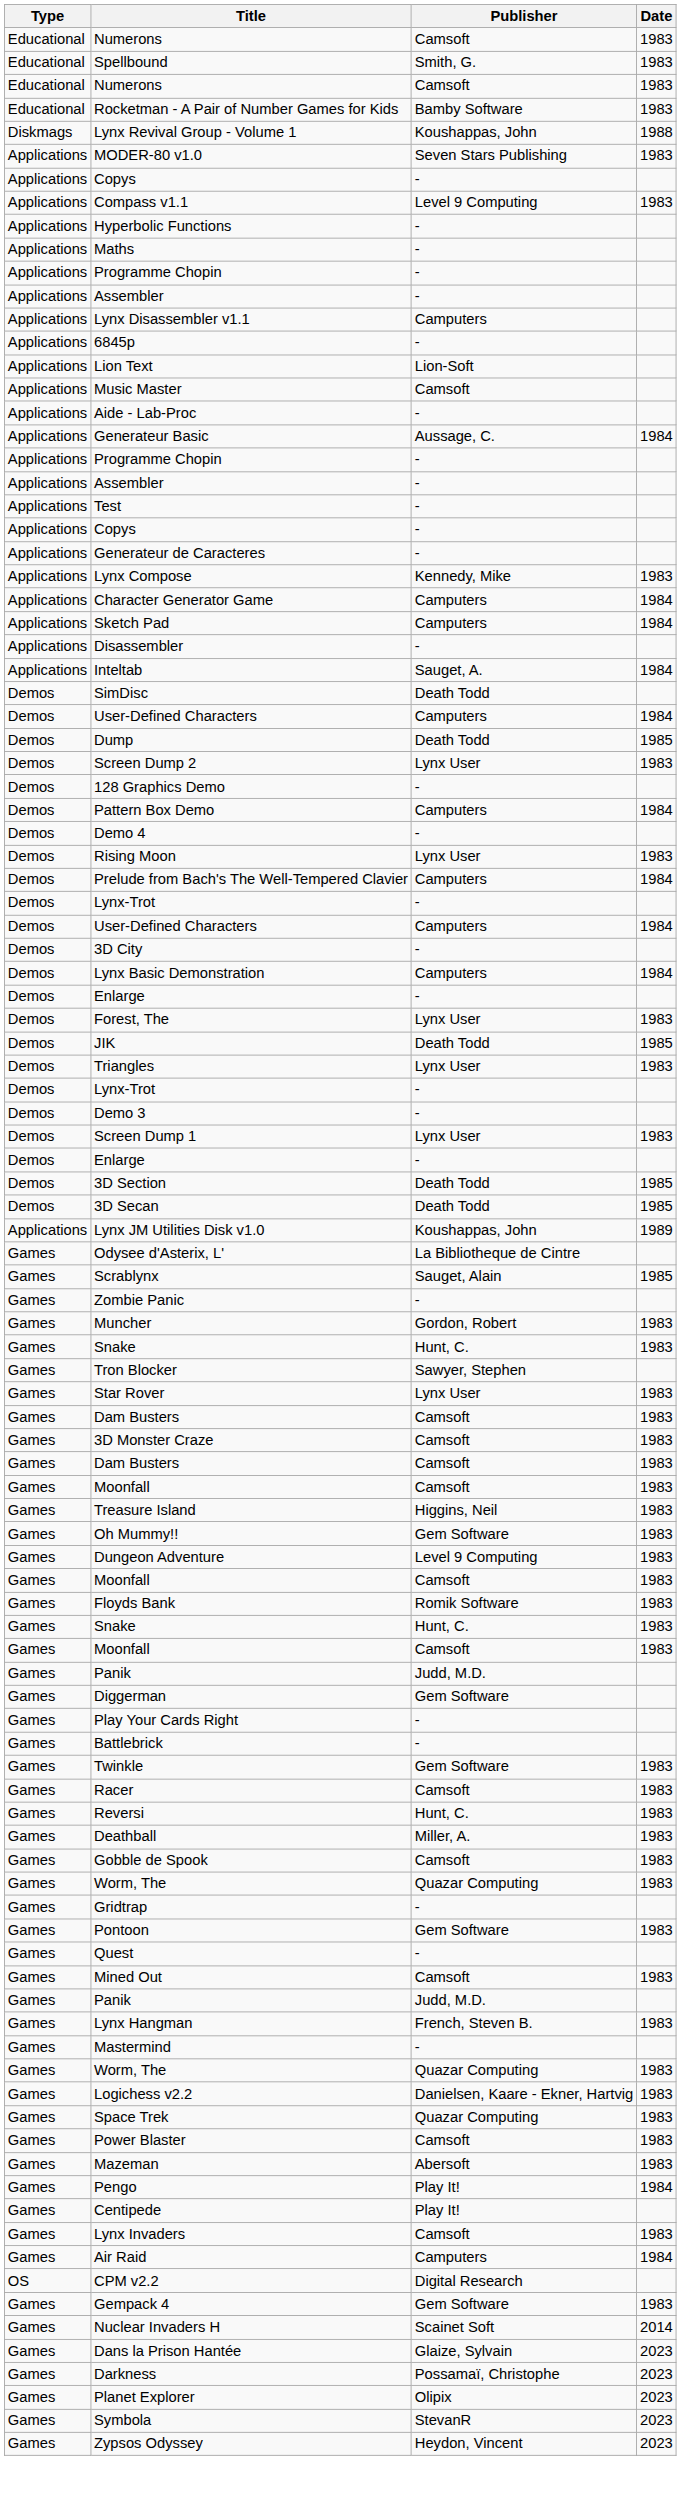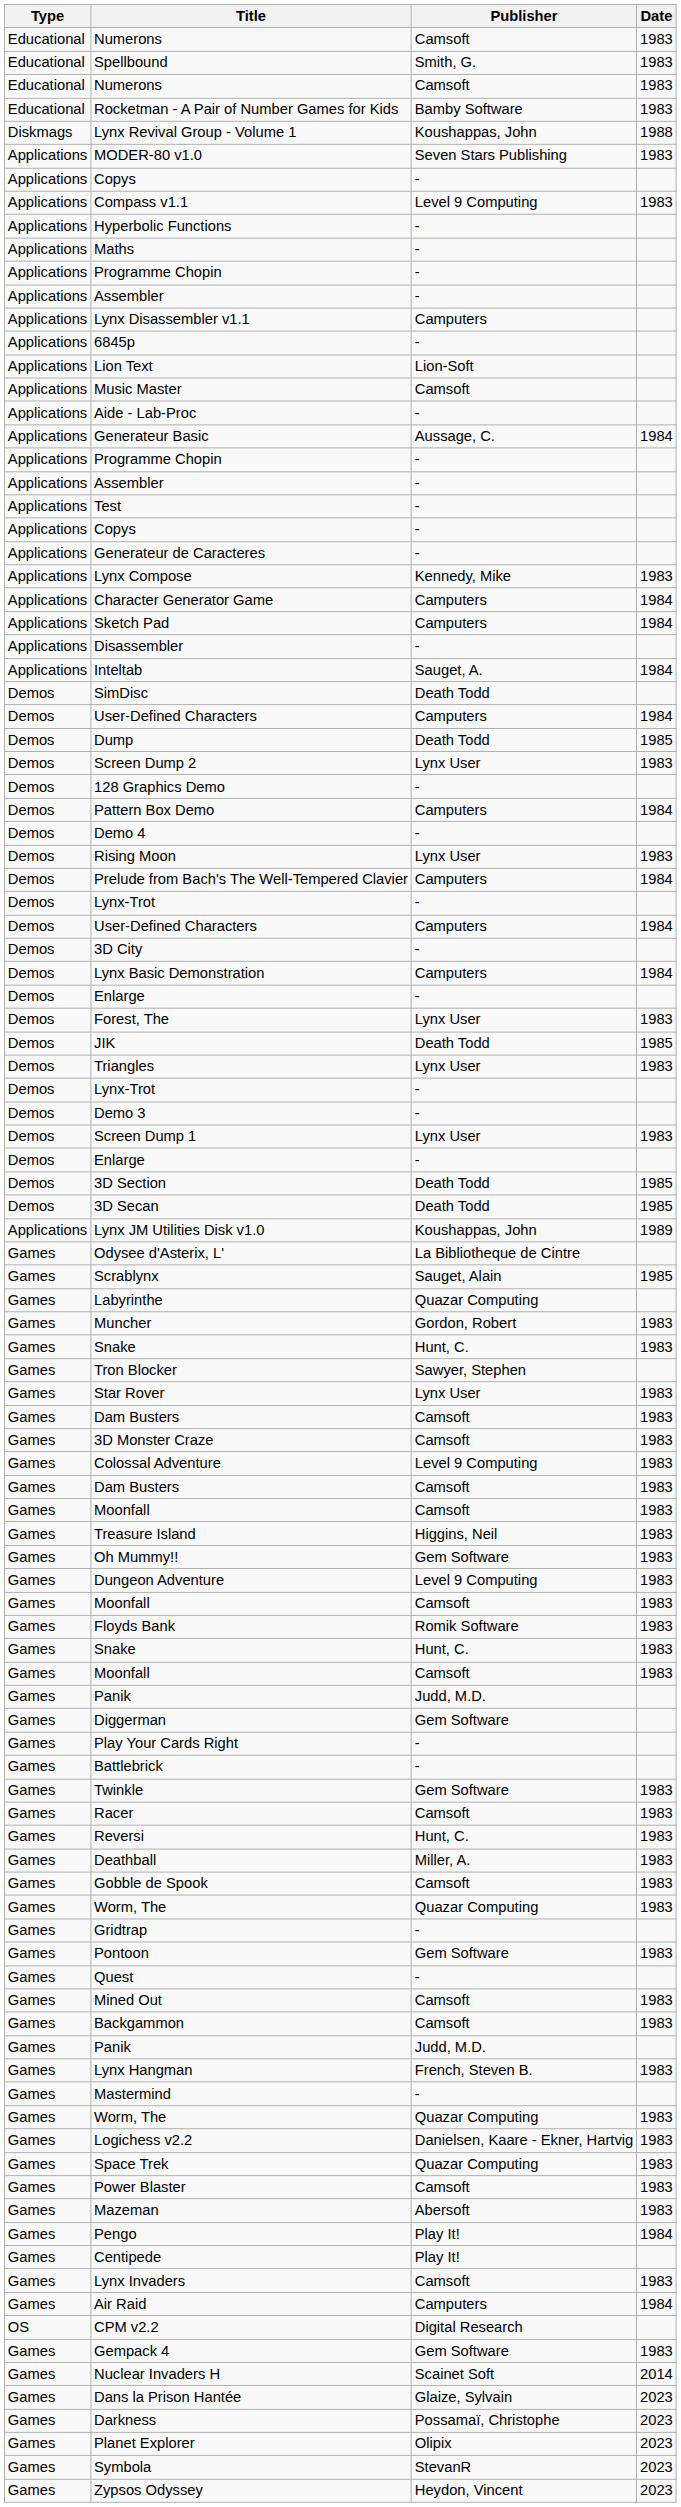- row: (139, 1300)
+ row: (128, 1300)
+ row: (157, 1463)
+ row: (139, 2023)
